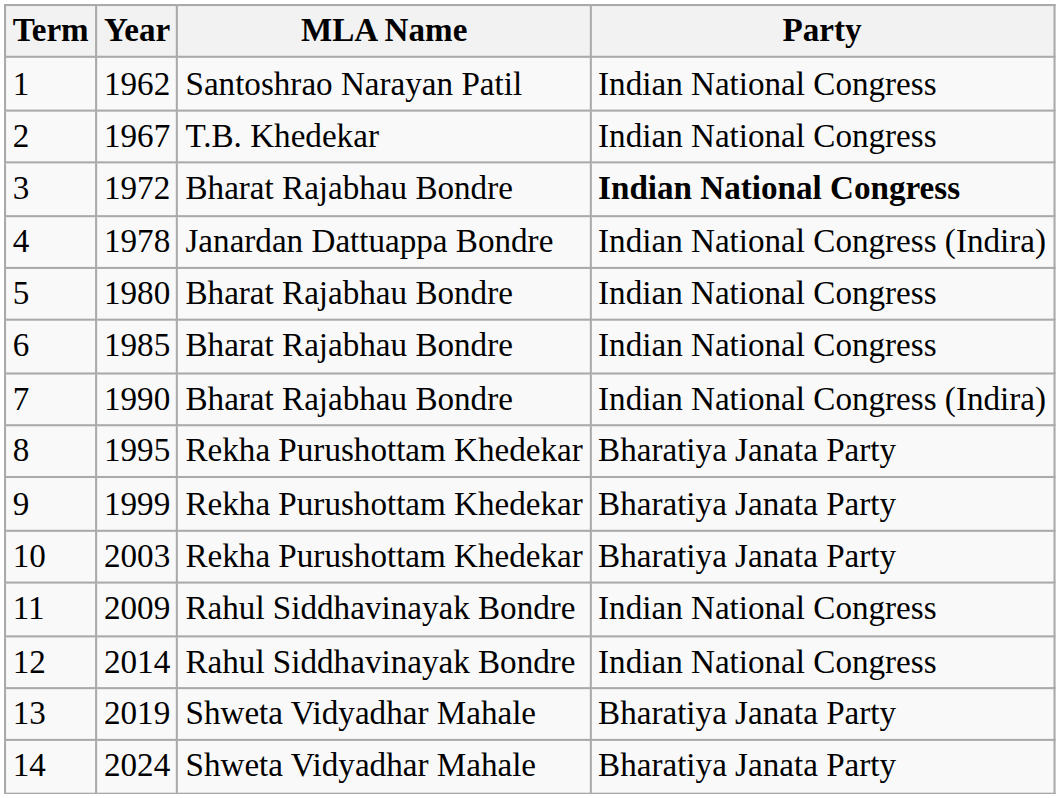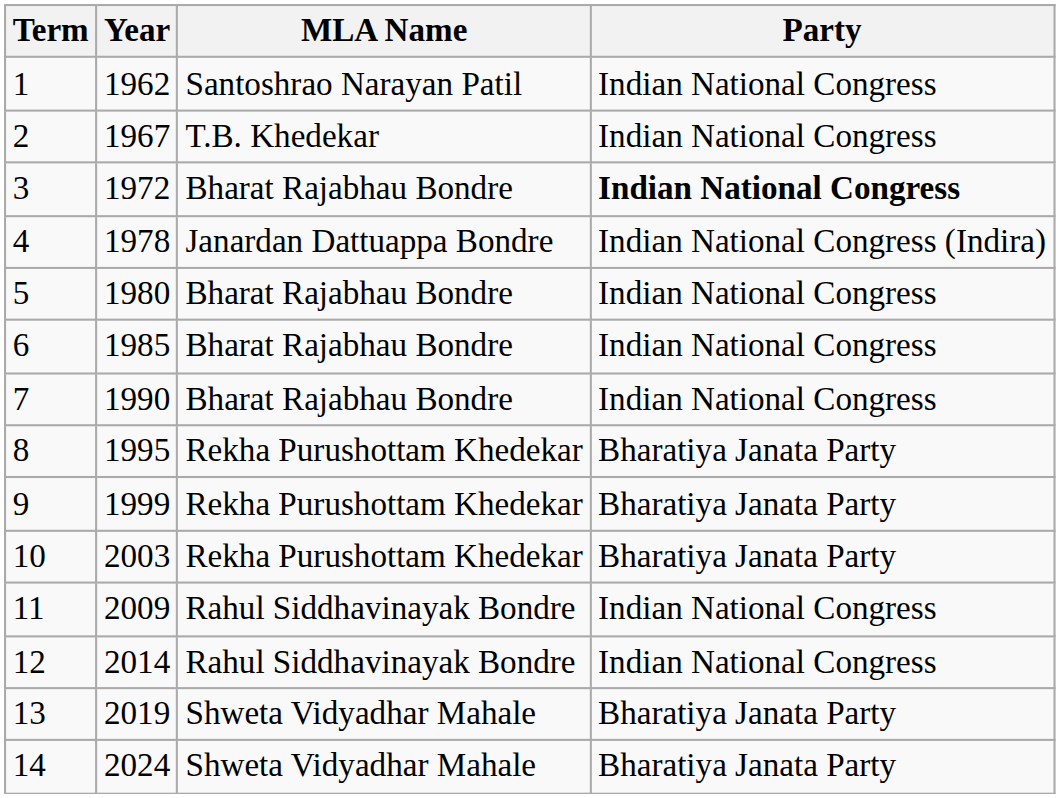(822, 398) Indian National Congress (Indira) -> (767, 398) Indian National Congress
